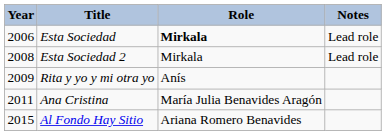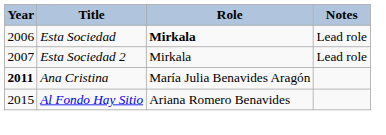(21, 57) 2008 -> (21, 57) 2007
- row: (97, 78)
(21, 99) normal -> (20, 78) bold
